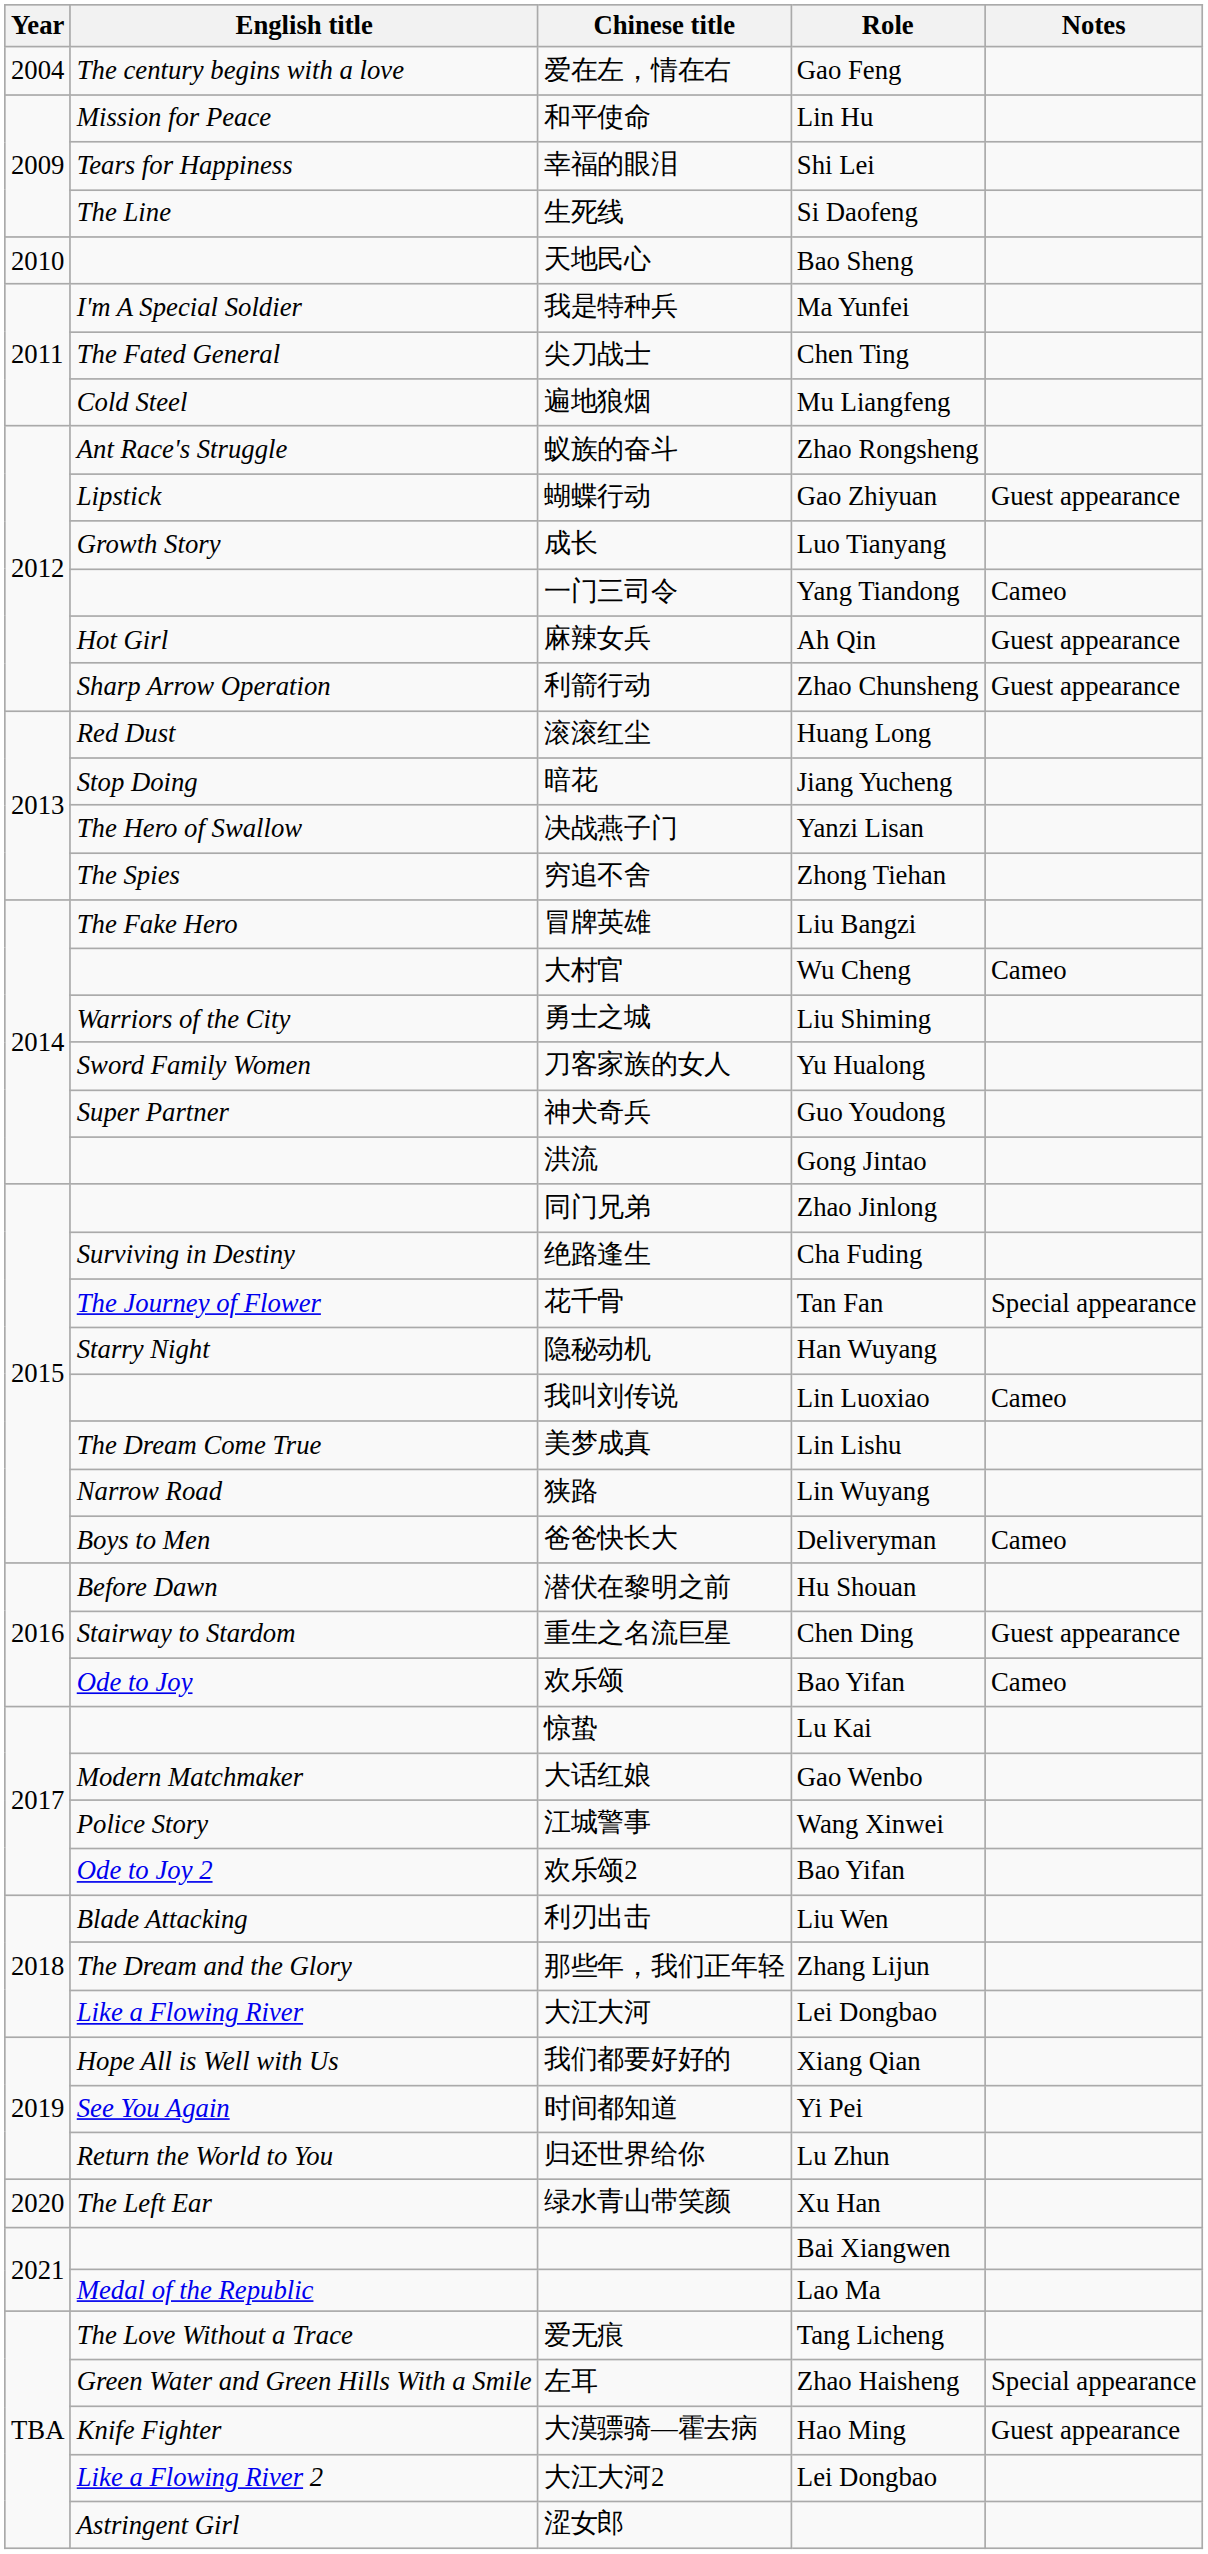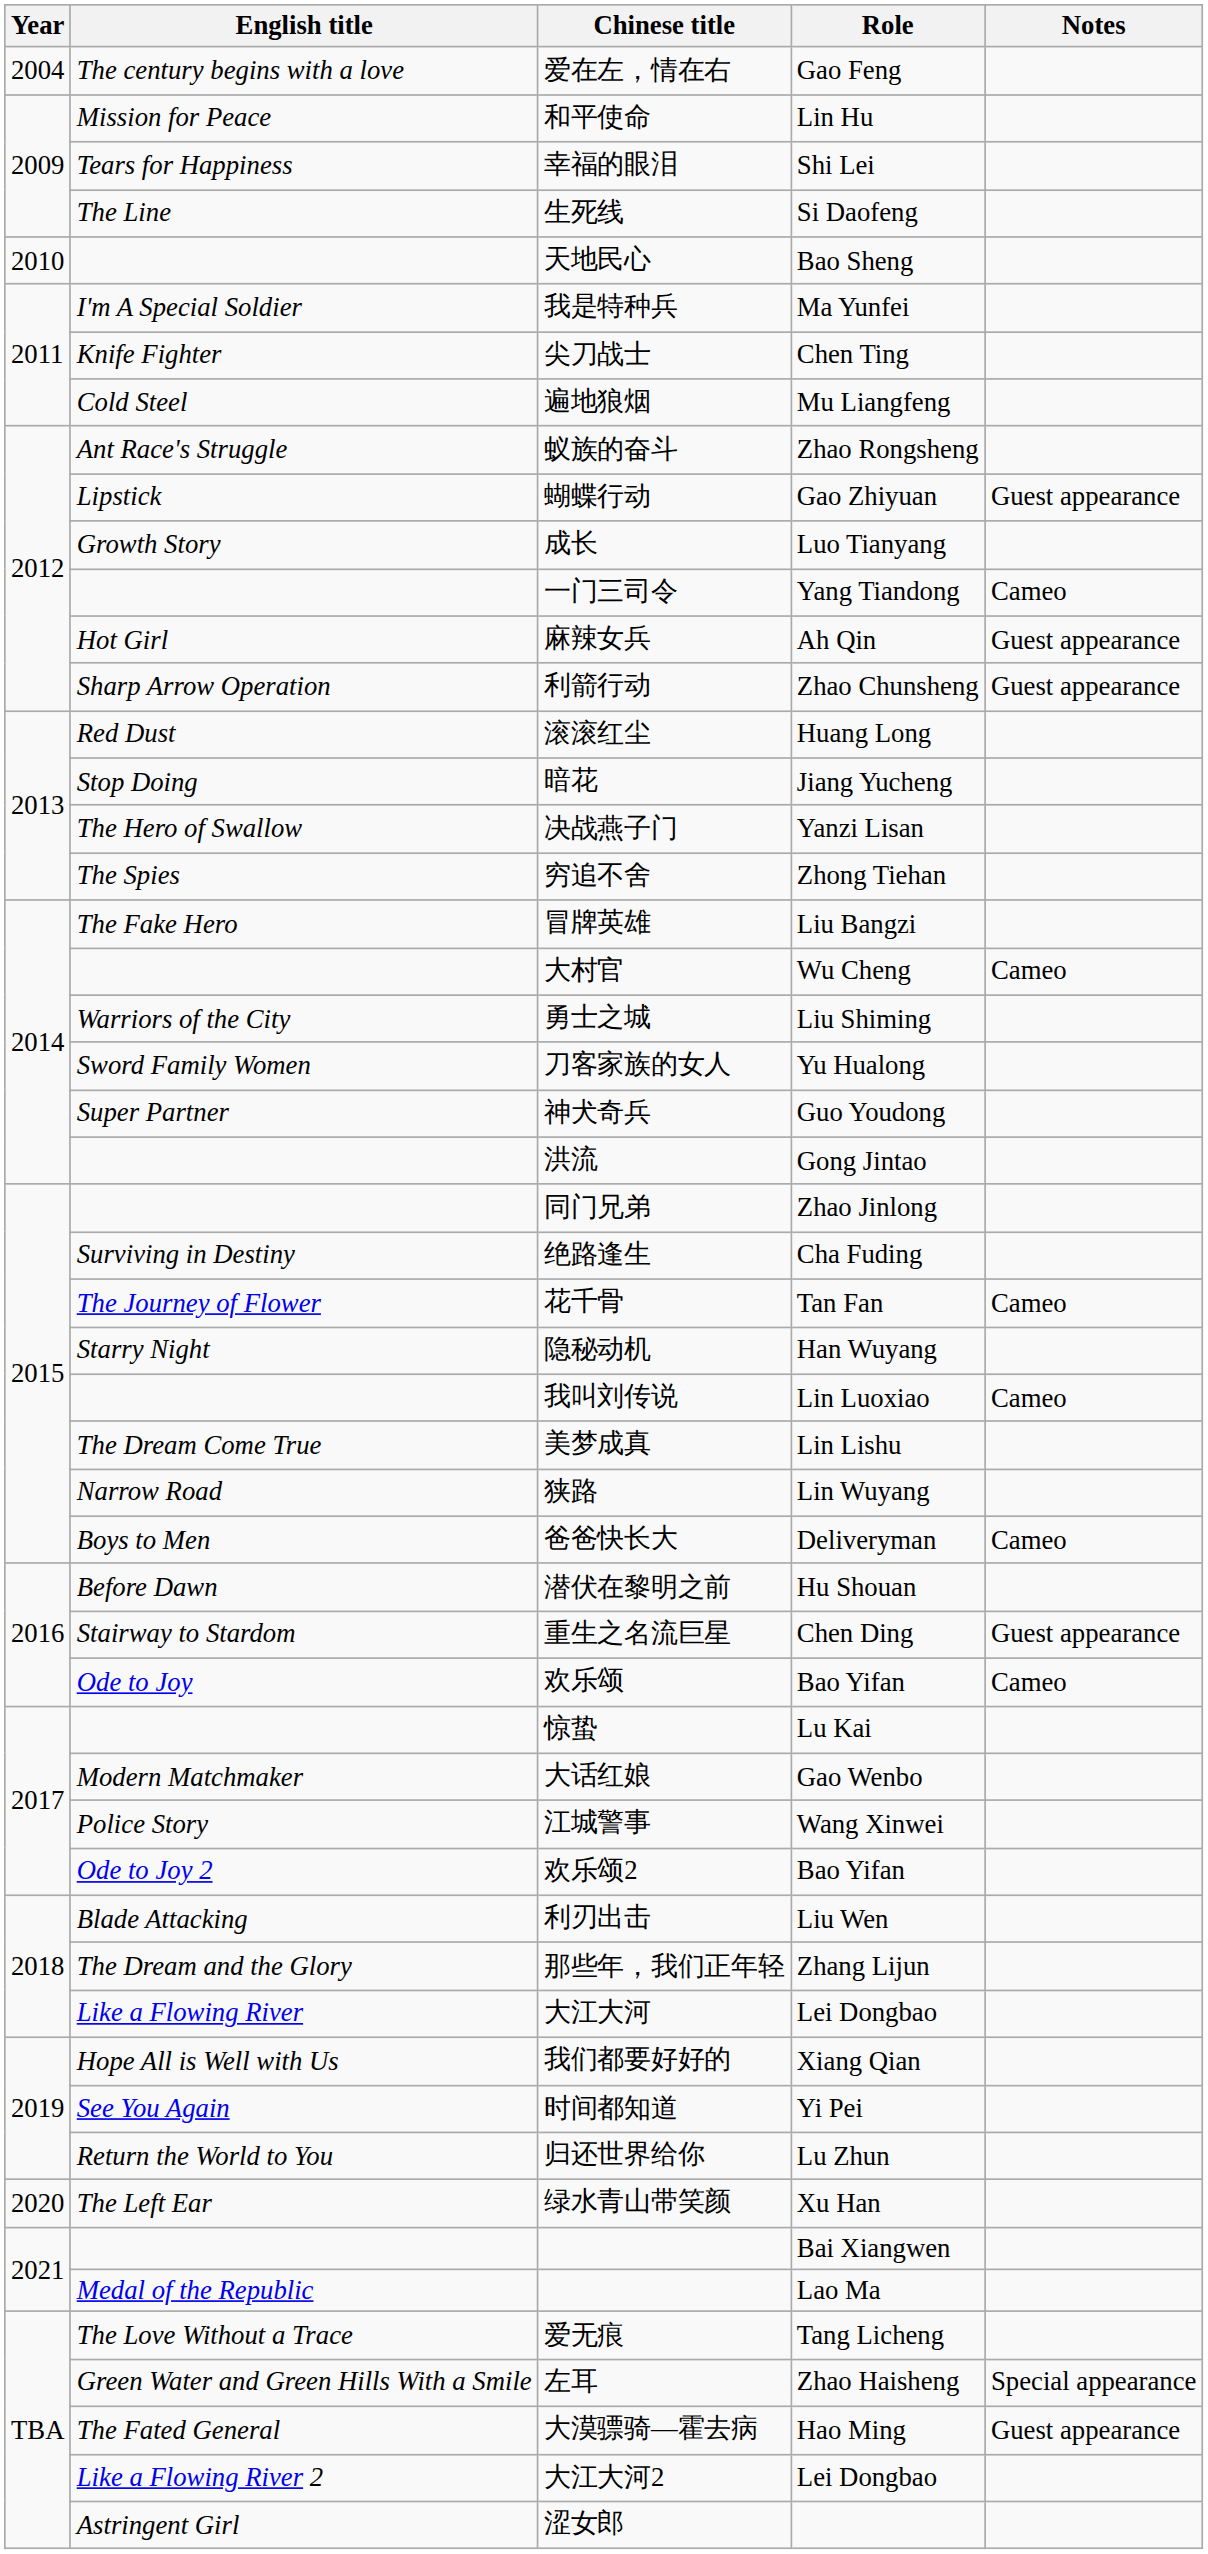(178, 354) The Fated General -> (149, 354) Knife Fighter
(1094, 1302) Special appearance -> (1029, 1302) Cameo
(149, 2429) Knife Fighter -> (178, 2429) The Fated General
